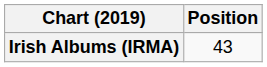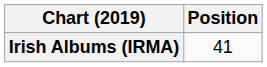(223, 47) 43 -> (223, 47) 41
